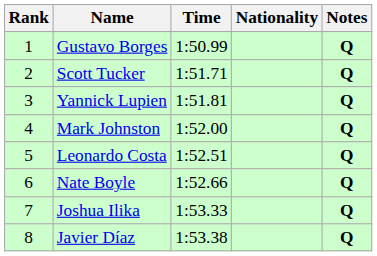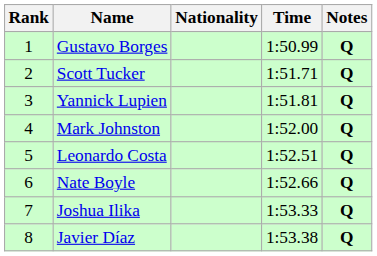columns swapped: (277, 18) <-> (202, 18)
